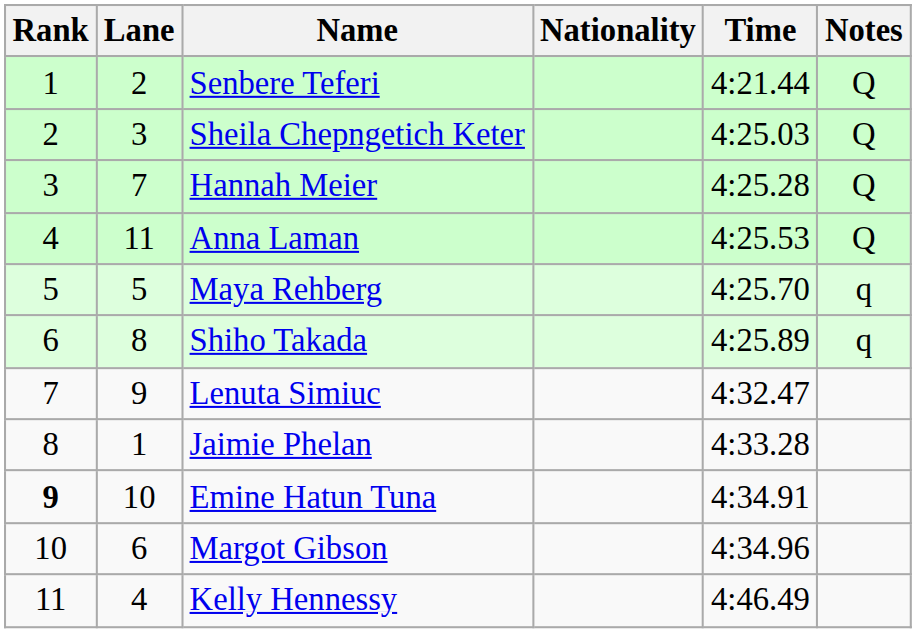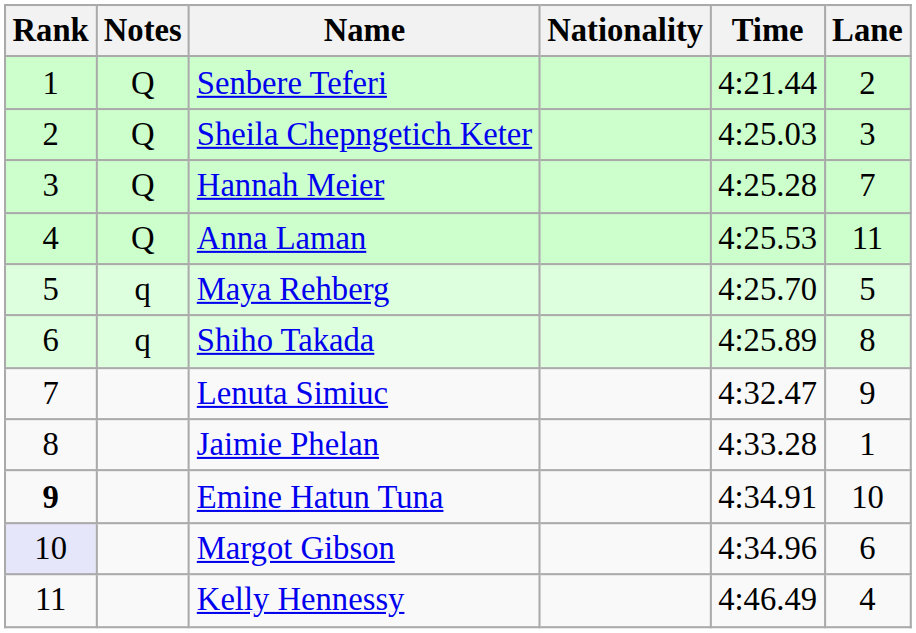columns swapped: (139, 30) <-> (864, 30)
(51, 548) no background -> (51, 548) lavender background
